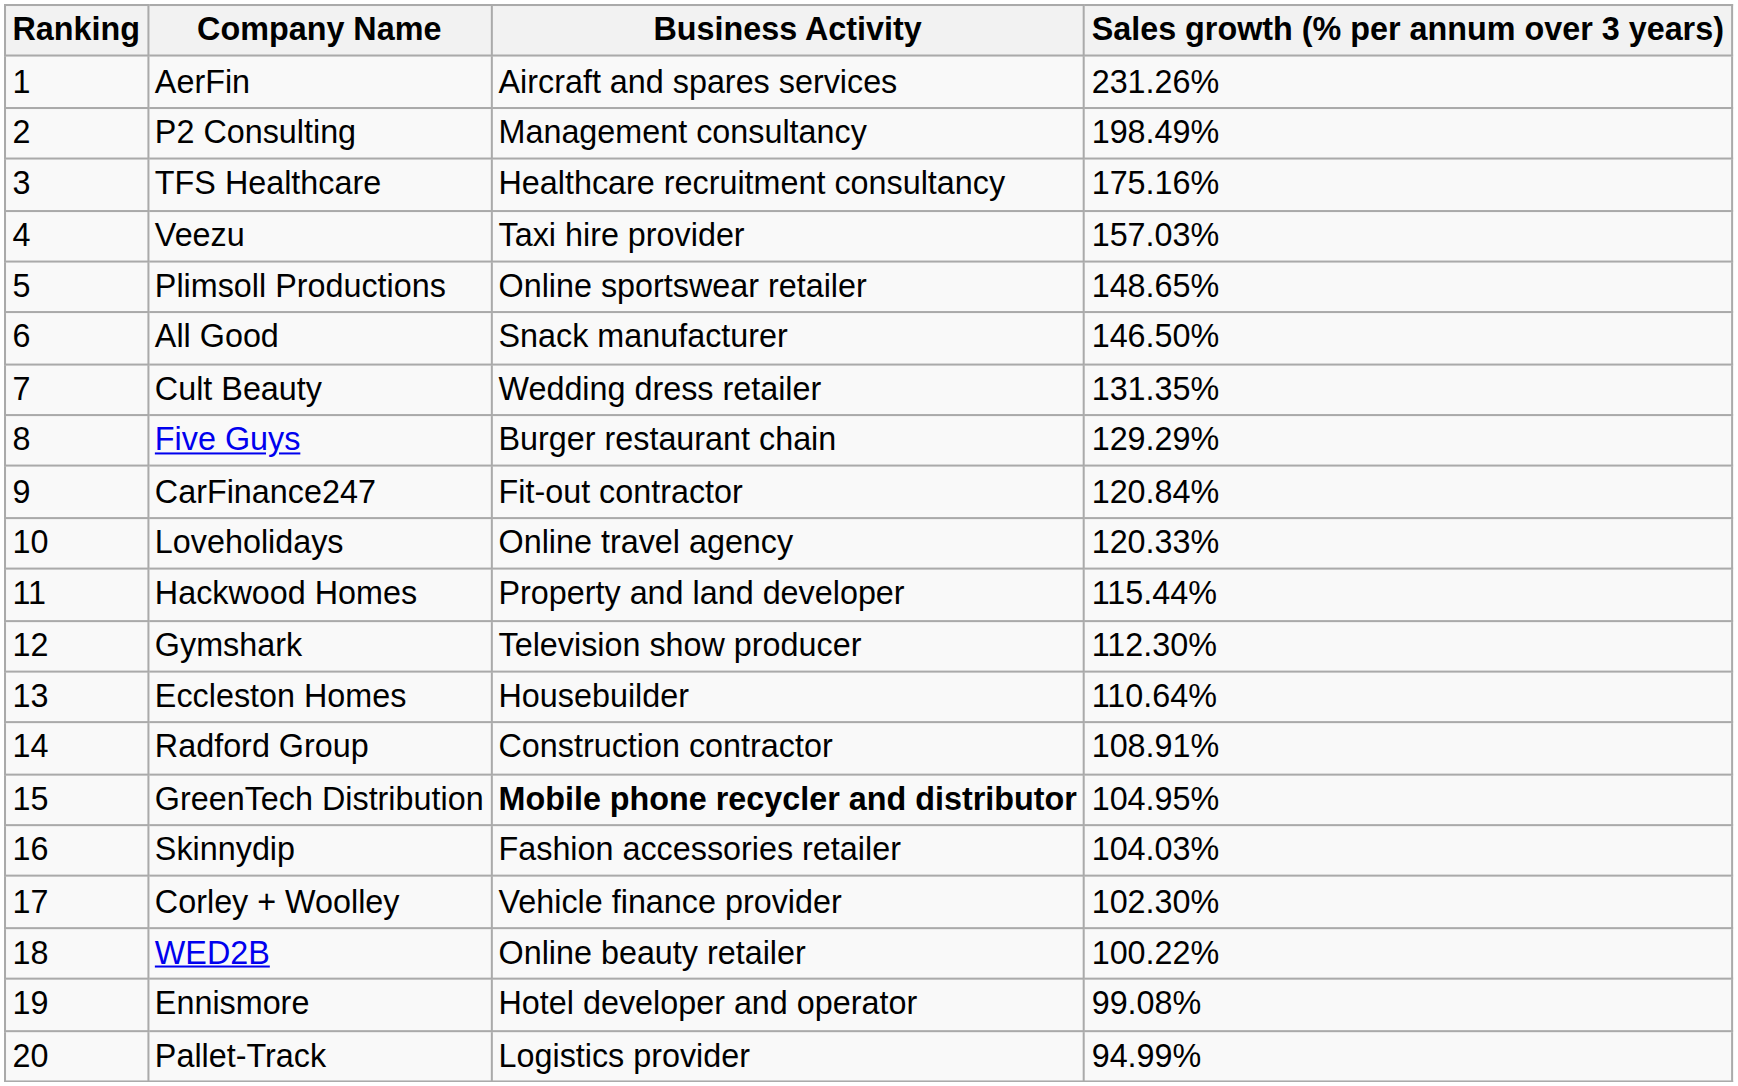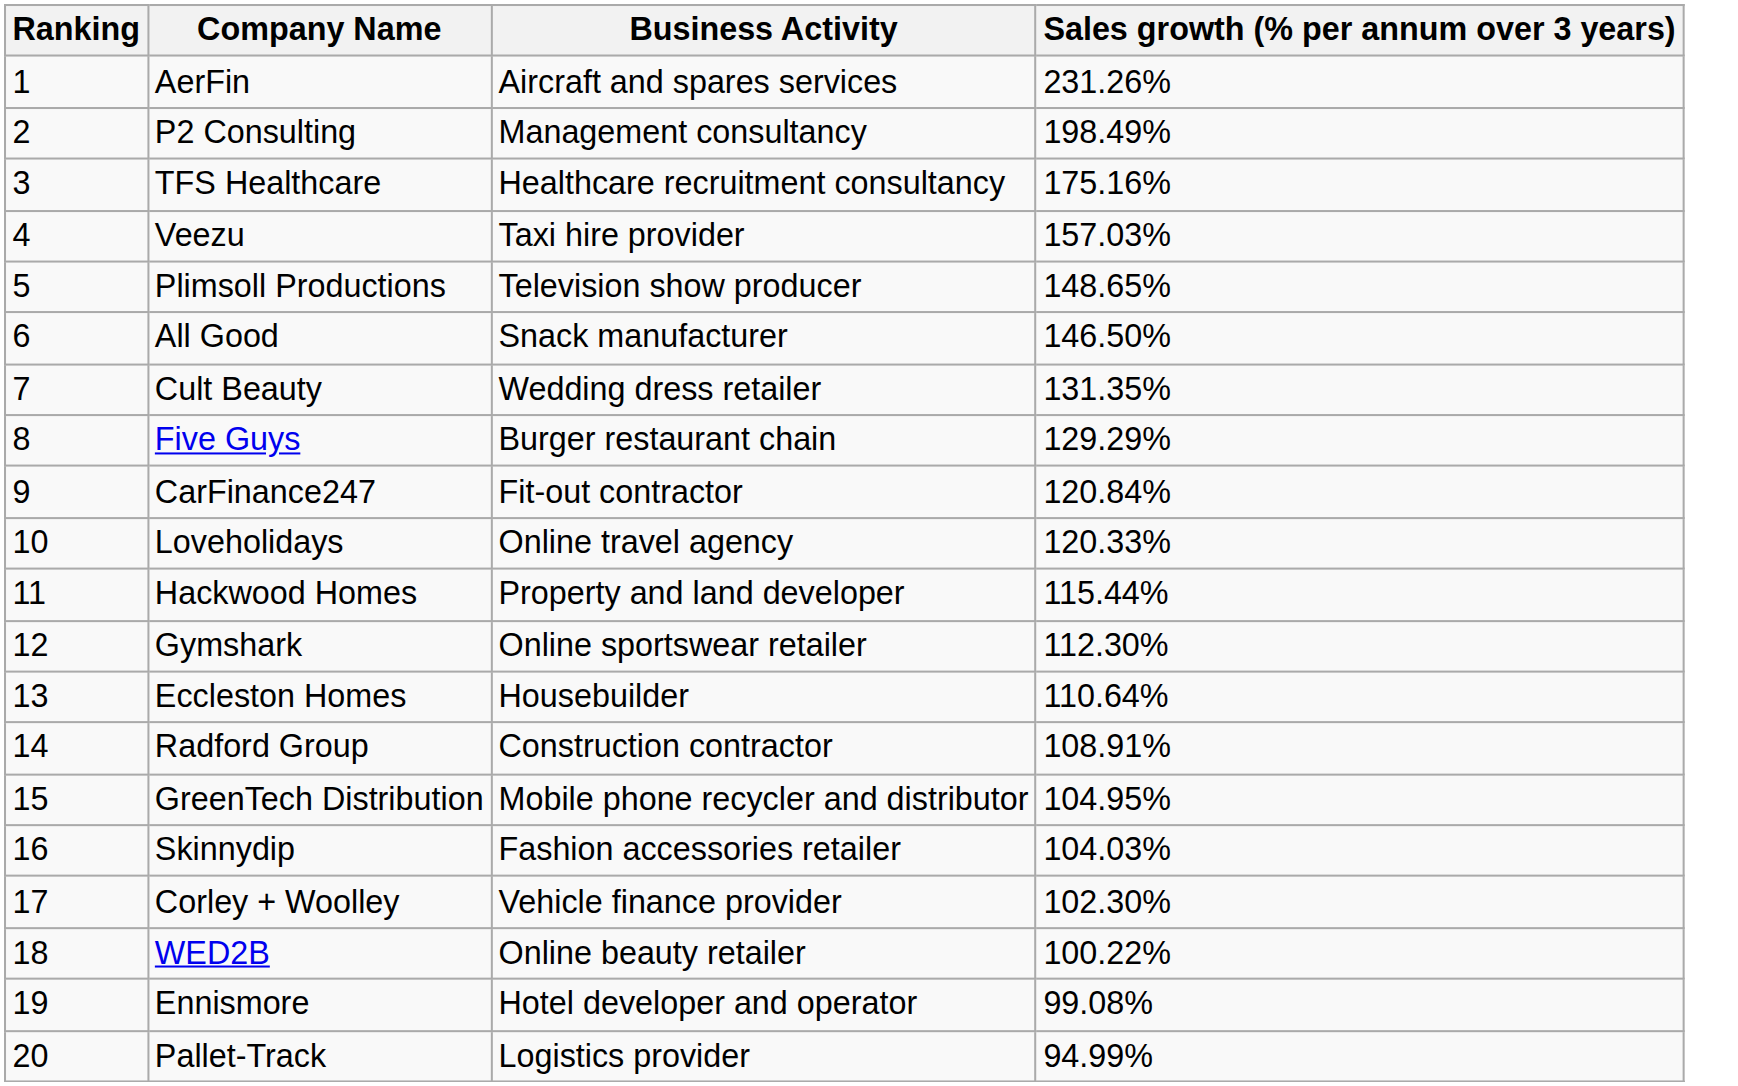(683, 286) Online sportswear retailer -> (680, 286) Television show producer
(680, 645) Television show producer -> (683, 645) Online sportswear retailer
(788, 798) bold -> (764, 798) normal
